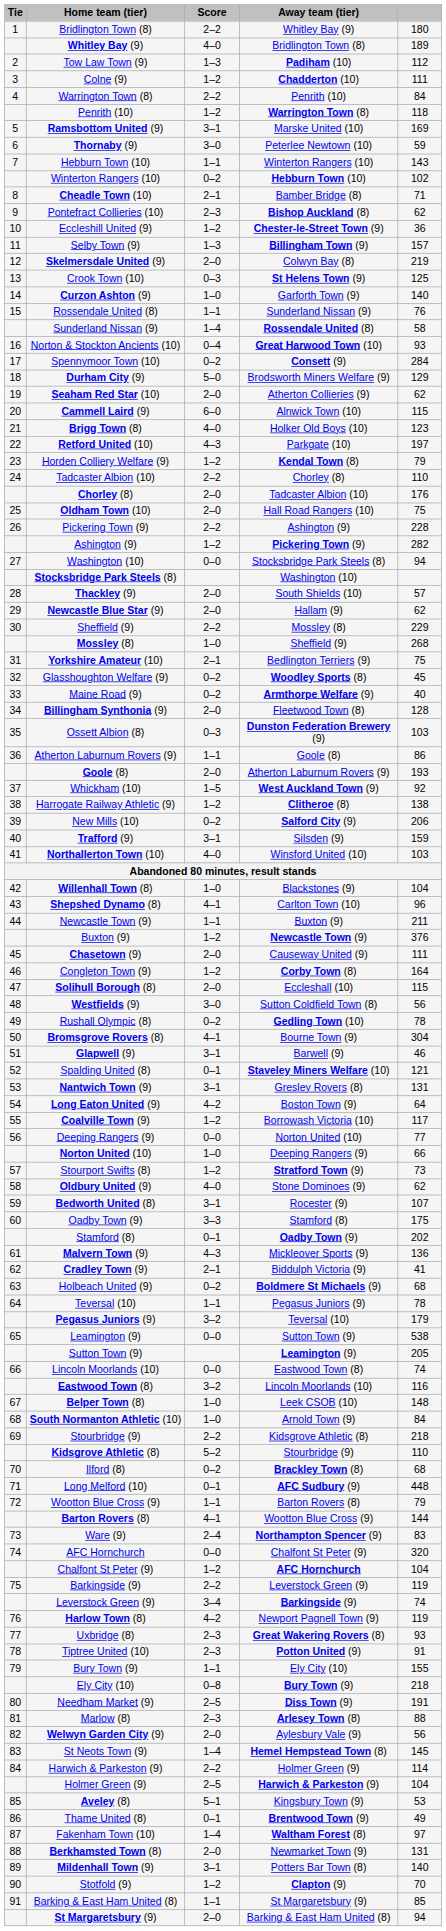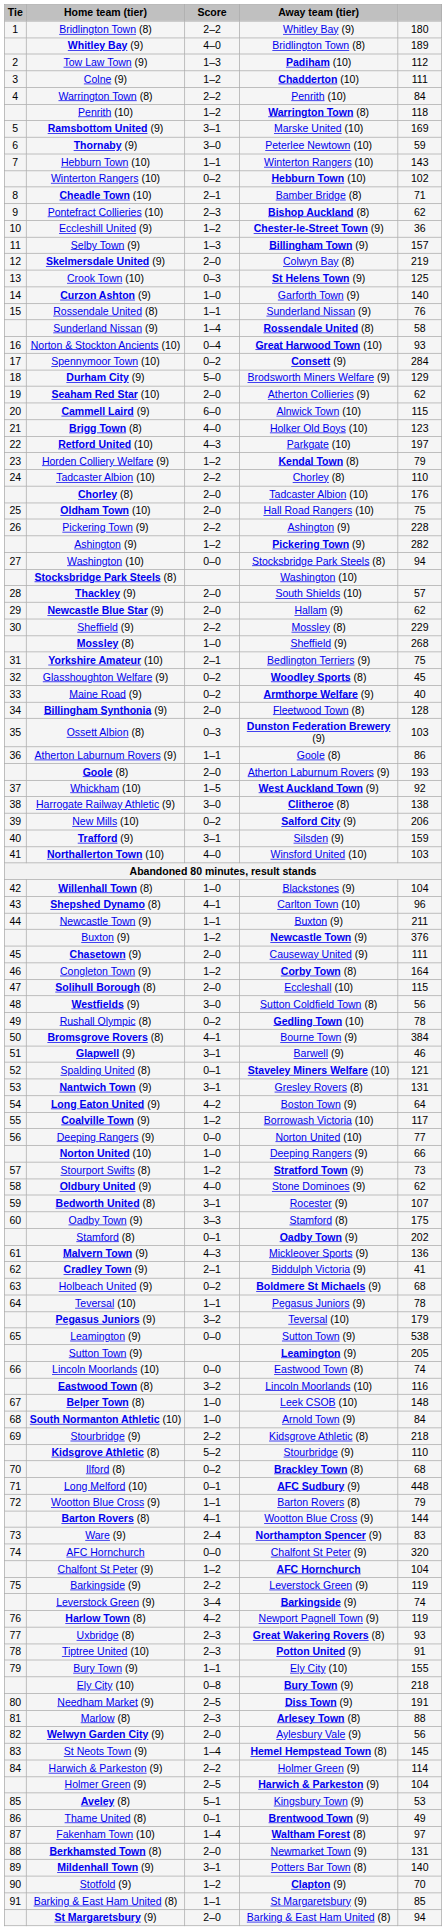(212, 805) 1–2 -> (212, 805) 3–0
(420, 1038) 304 -> (420, 1038) 384
